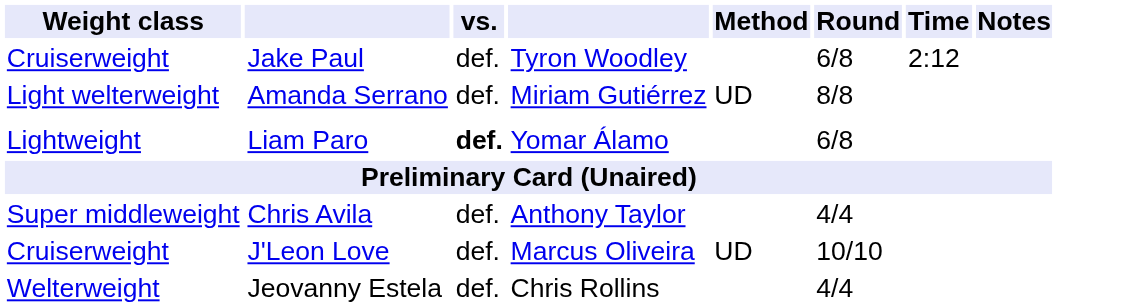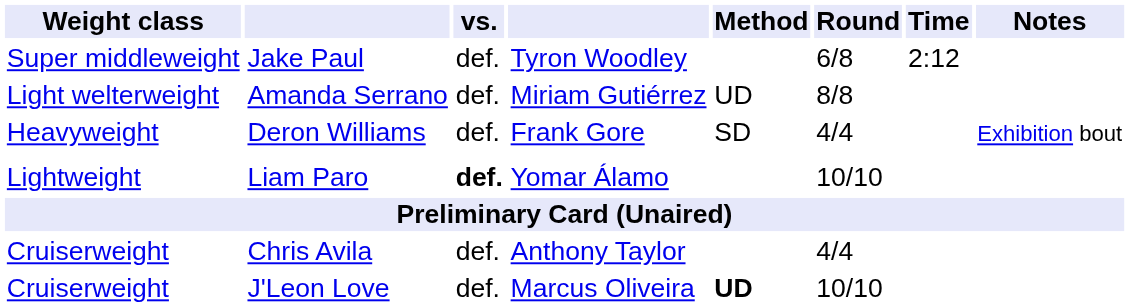(88, 59) Cruiserweight -> (123, 59) Super middleweight
+ row: (337, 133)
(835, 140) 6/8 -> (850, 177) 10/10
(123, 215) Super middleweight -> (88, 252) Cruiserweight
(733, 252) normal -> (733, 289) bold
- row: (345, 289)
